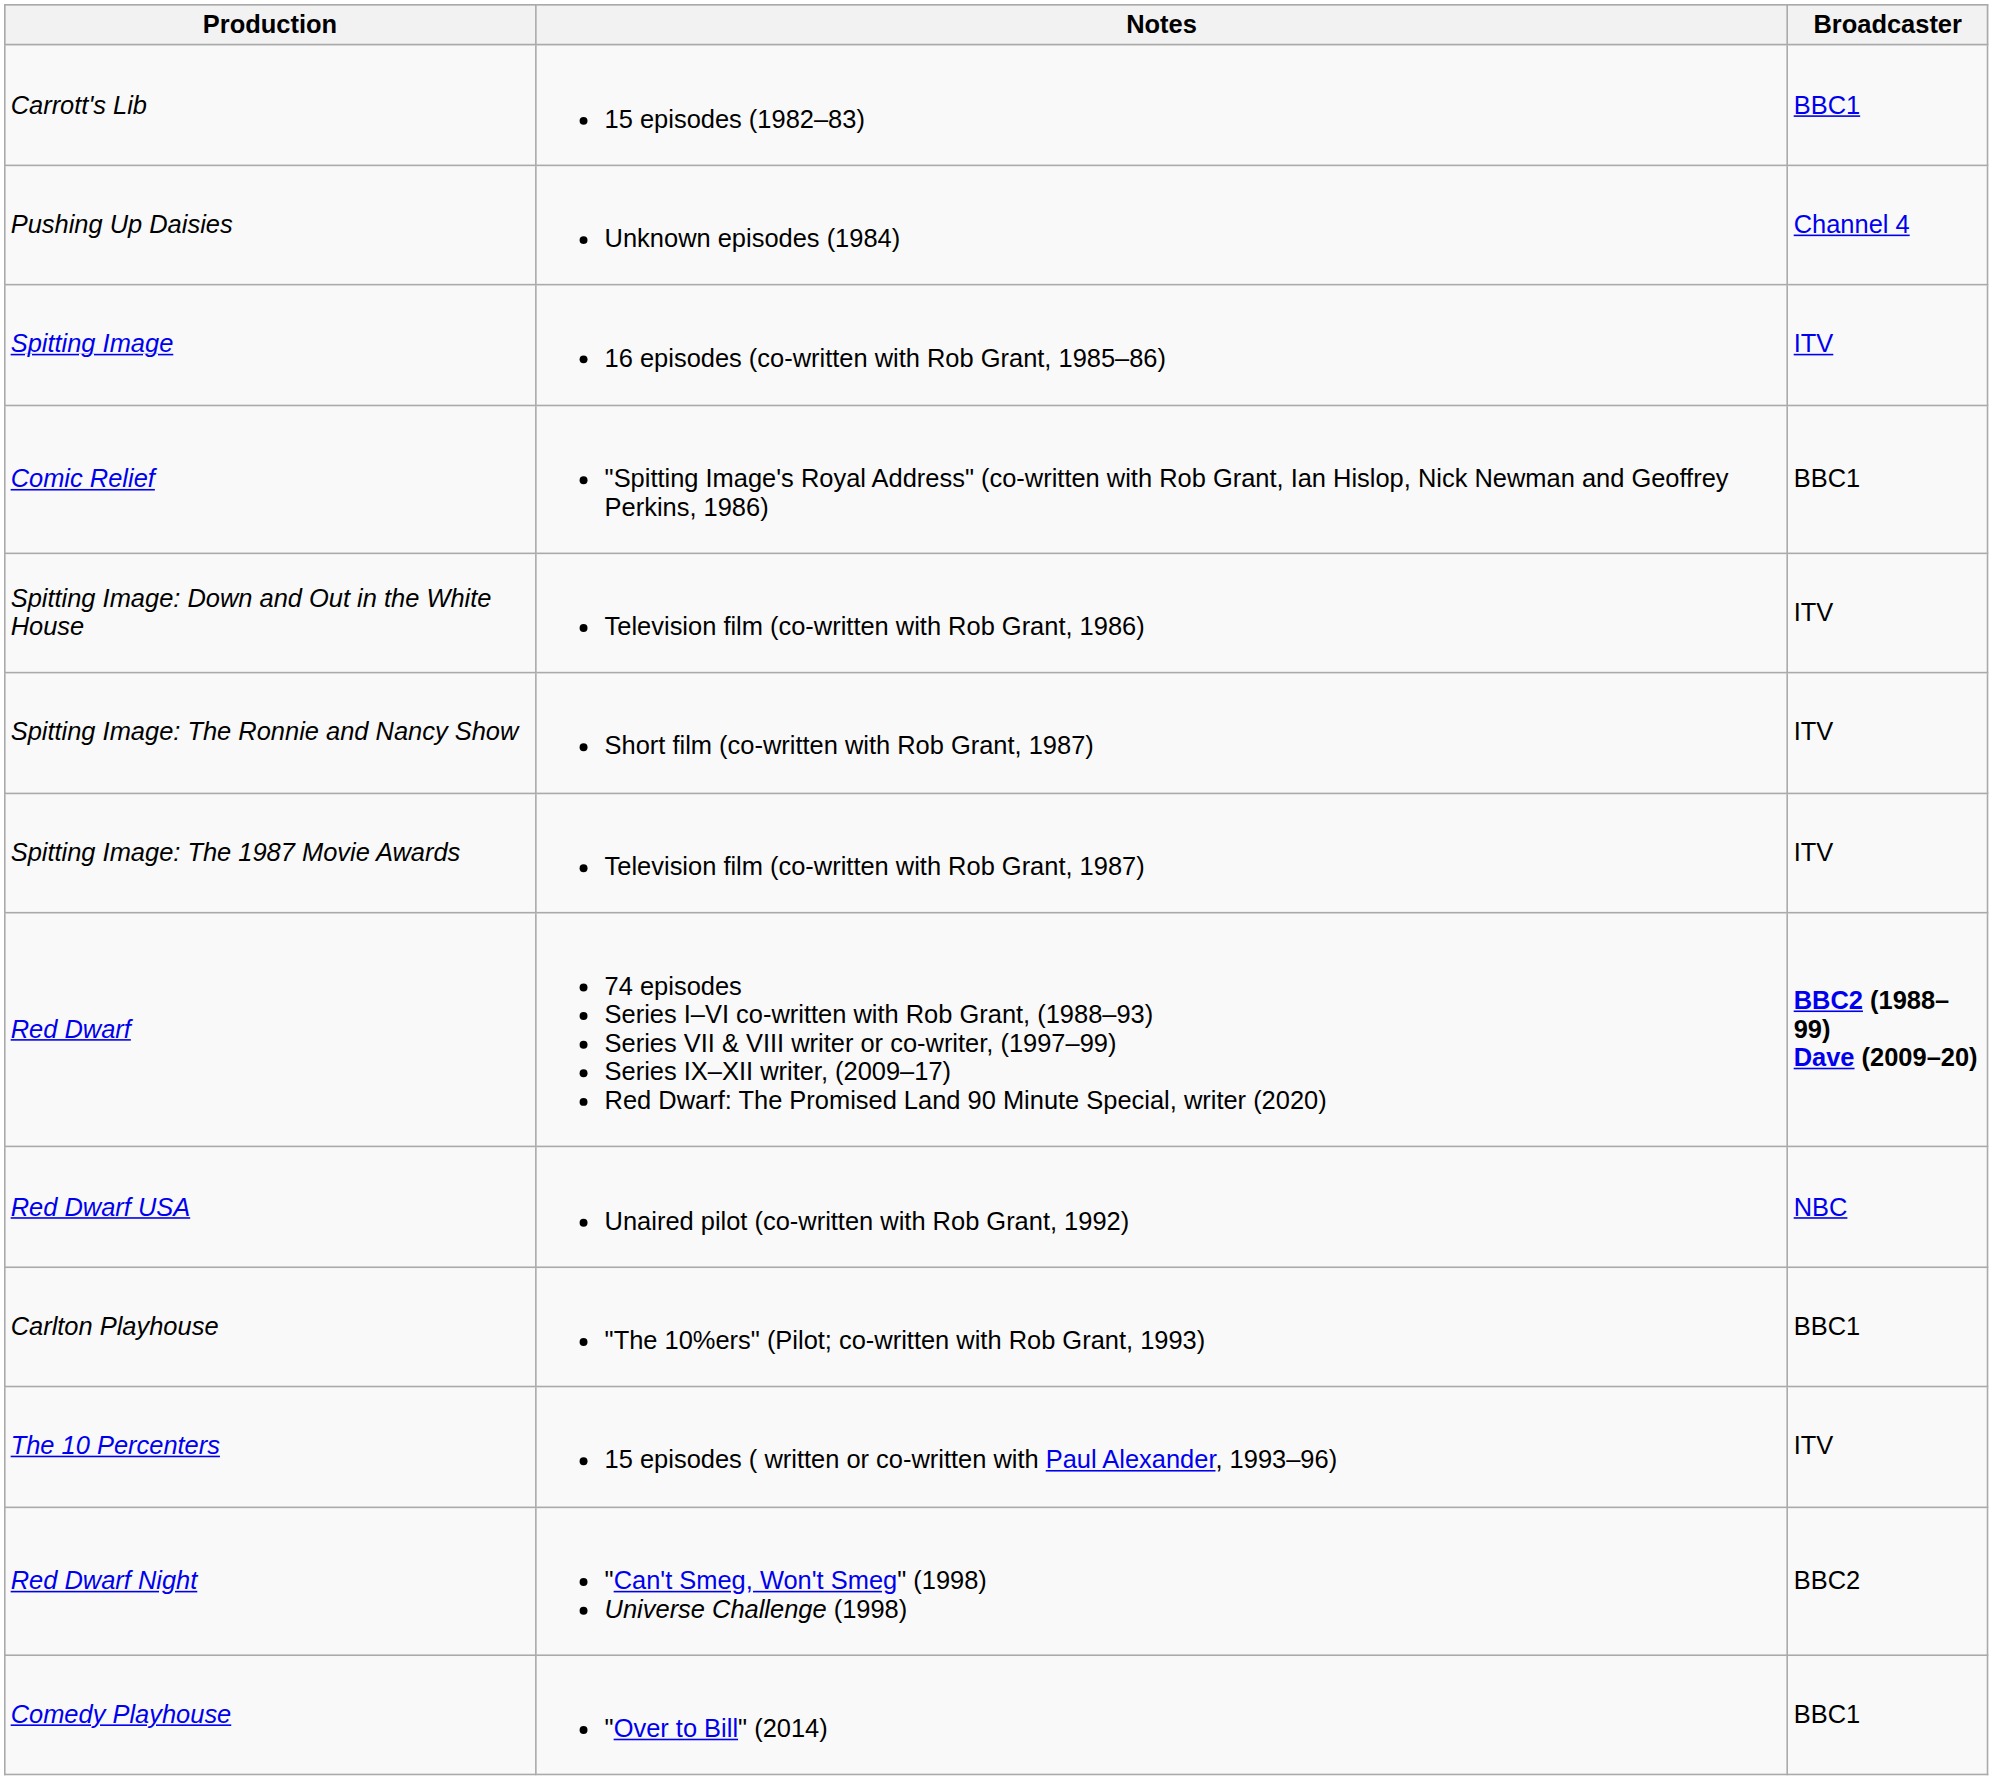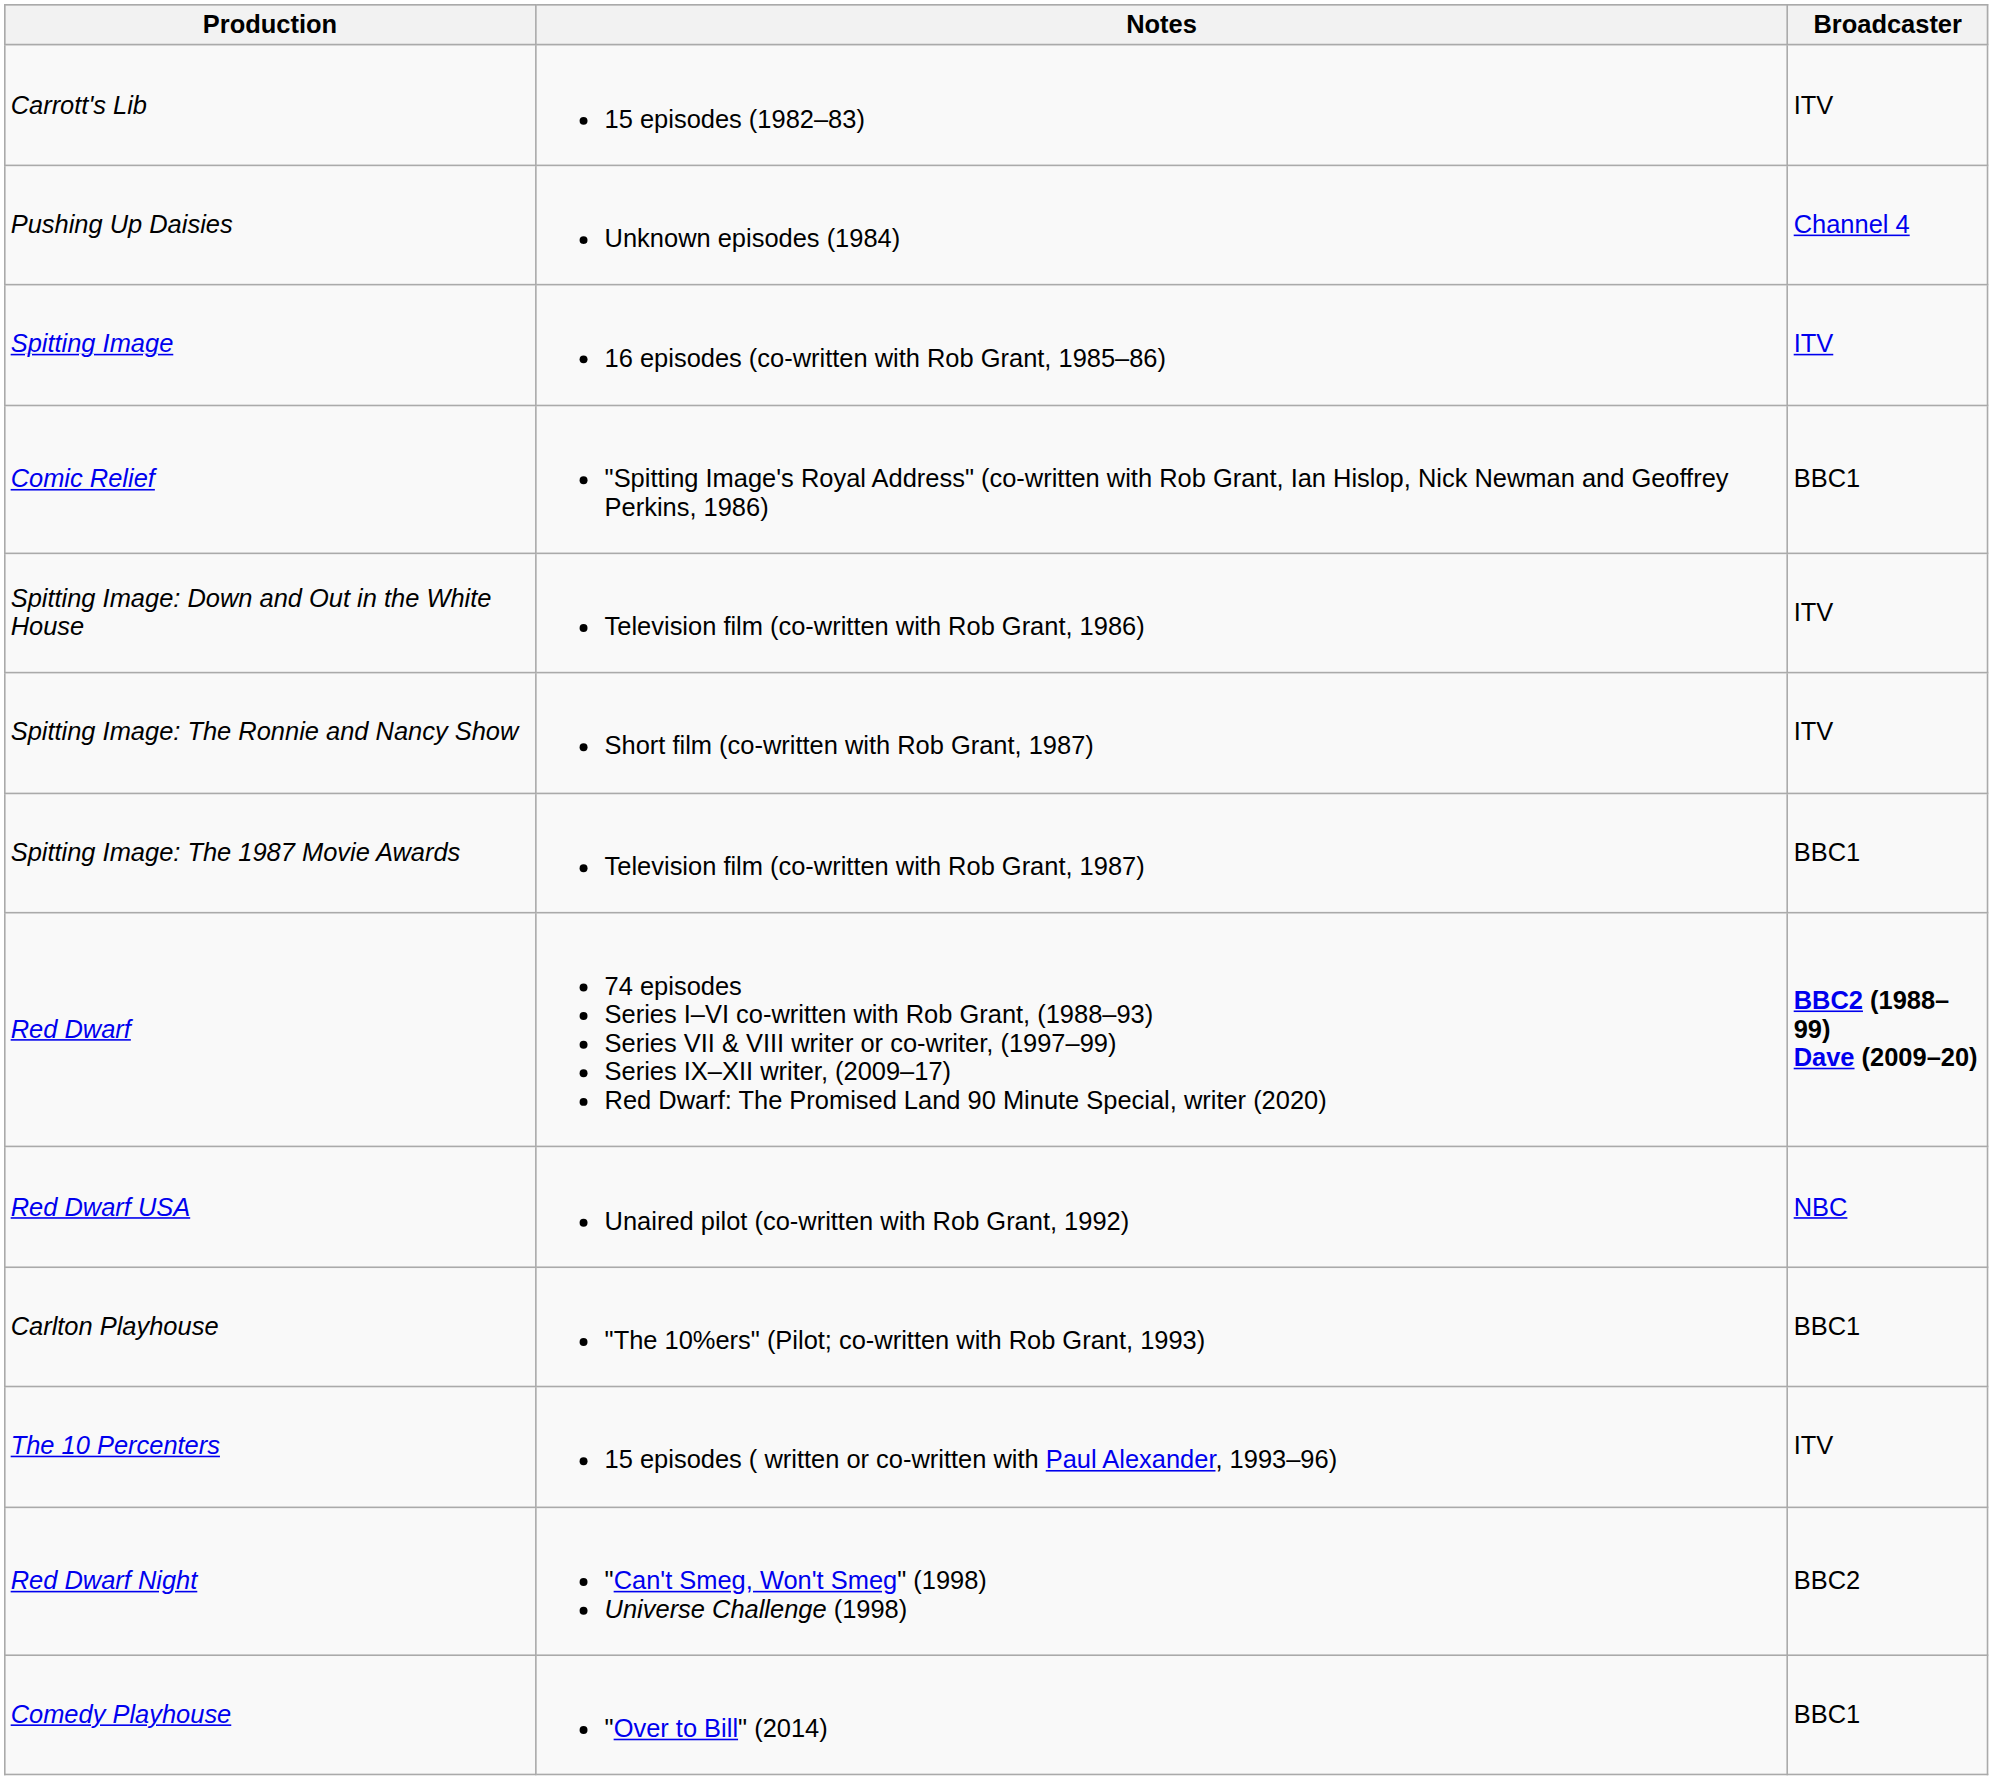(1827, 104) BBC1 -> (1813, 104) ITV
(1813, 852) ITV -> (1827, 852) BBC1
